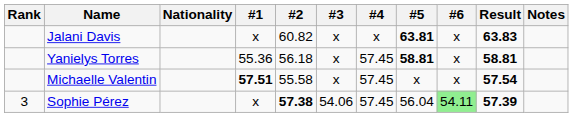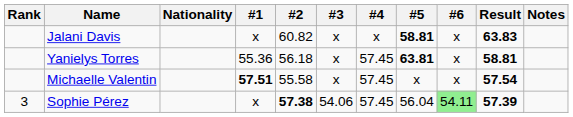(417, 36) 63.81 -> (417, 36) 58.81
(417, 58) 58.81 -> (417, 58) 63.81
